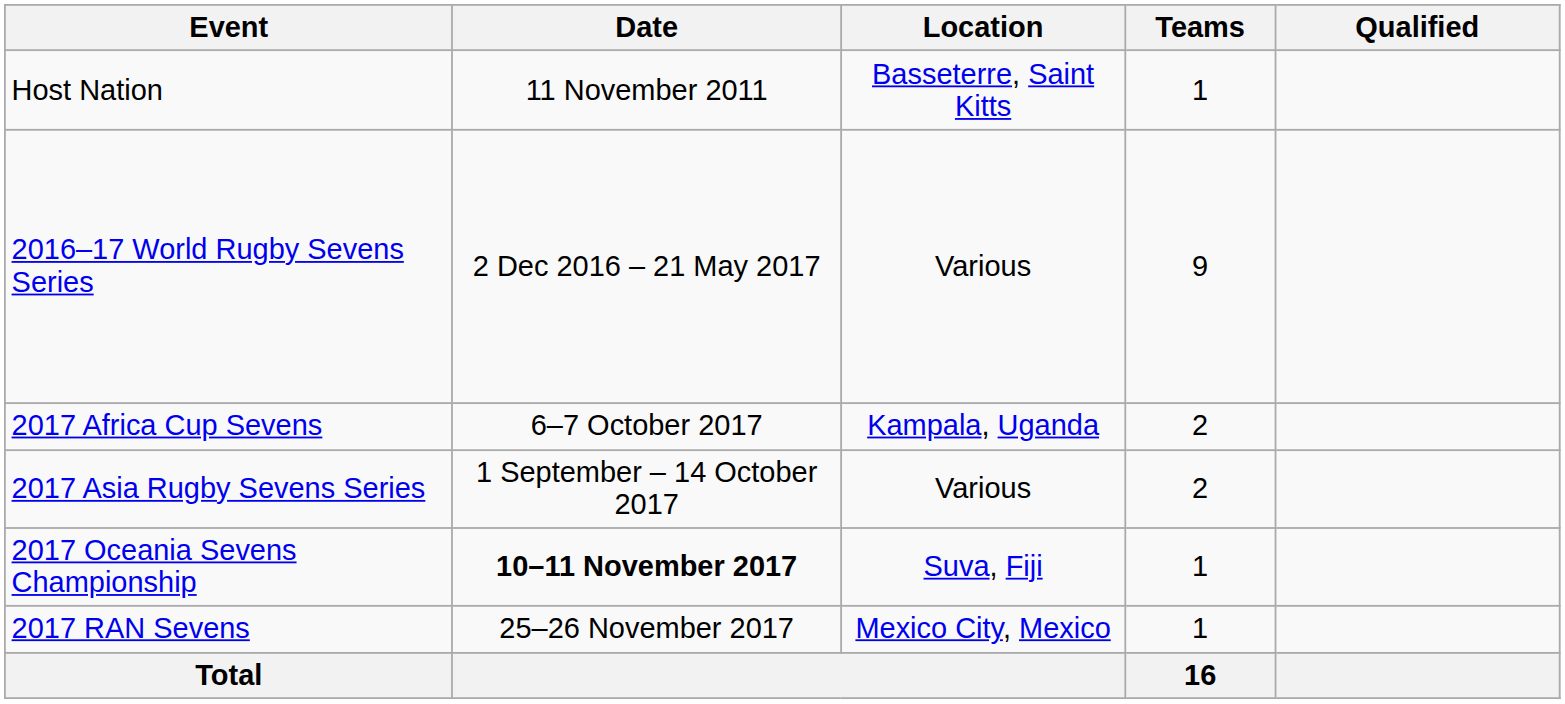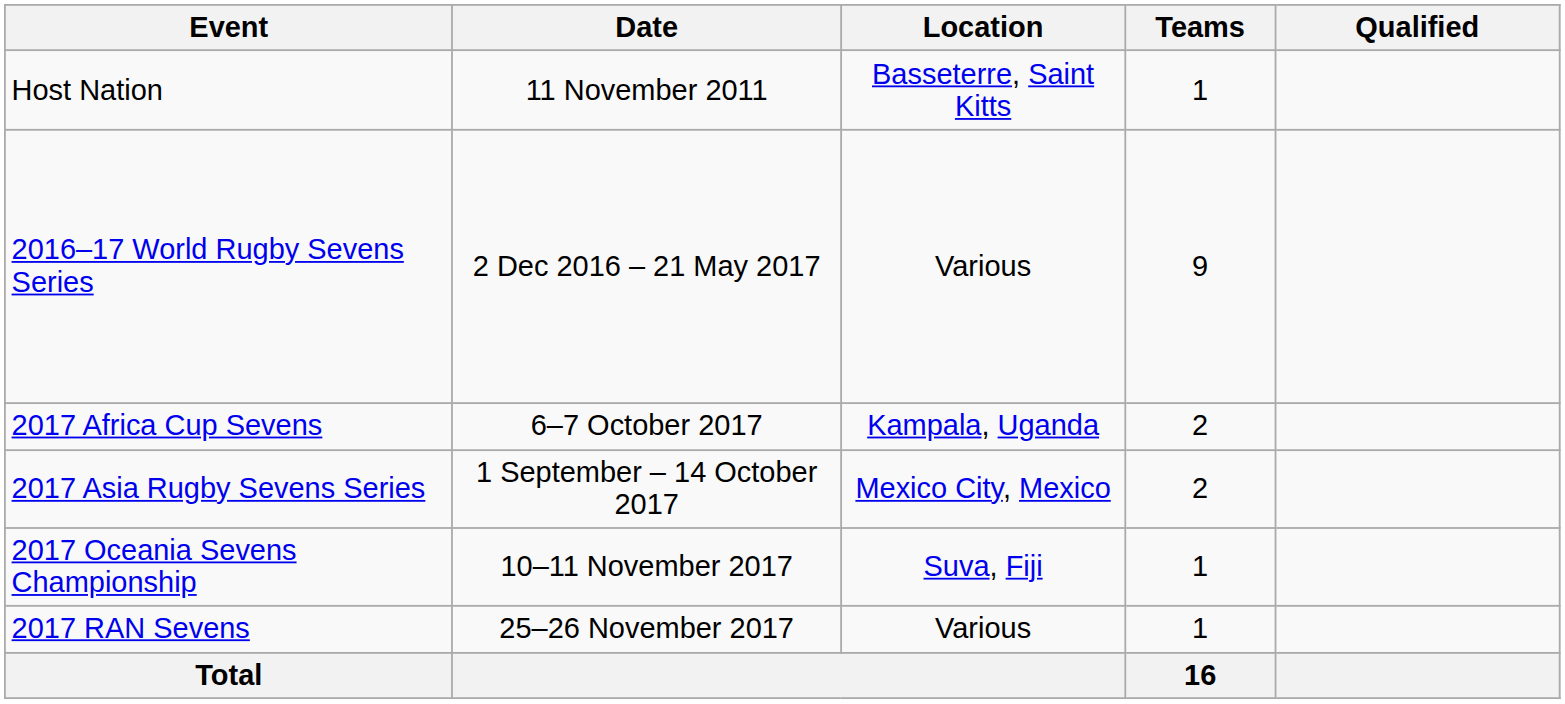(983, 488) Various -> (983, 488) Mexico City, Mexico
(647, 566) bold -> (647, 566) normal
(983, 628) Mexico City, Mexico -> (983, 628) Various
